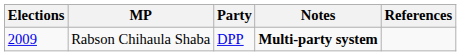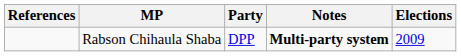columns swapped: (36, 16) <-> (418, 16)
